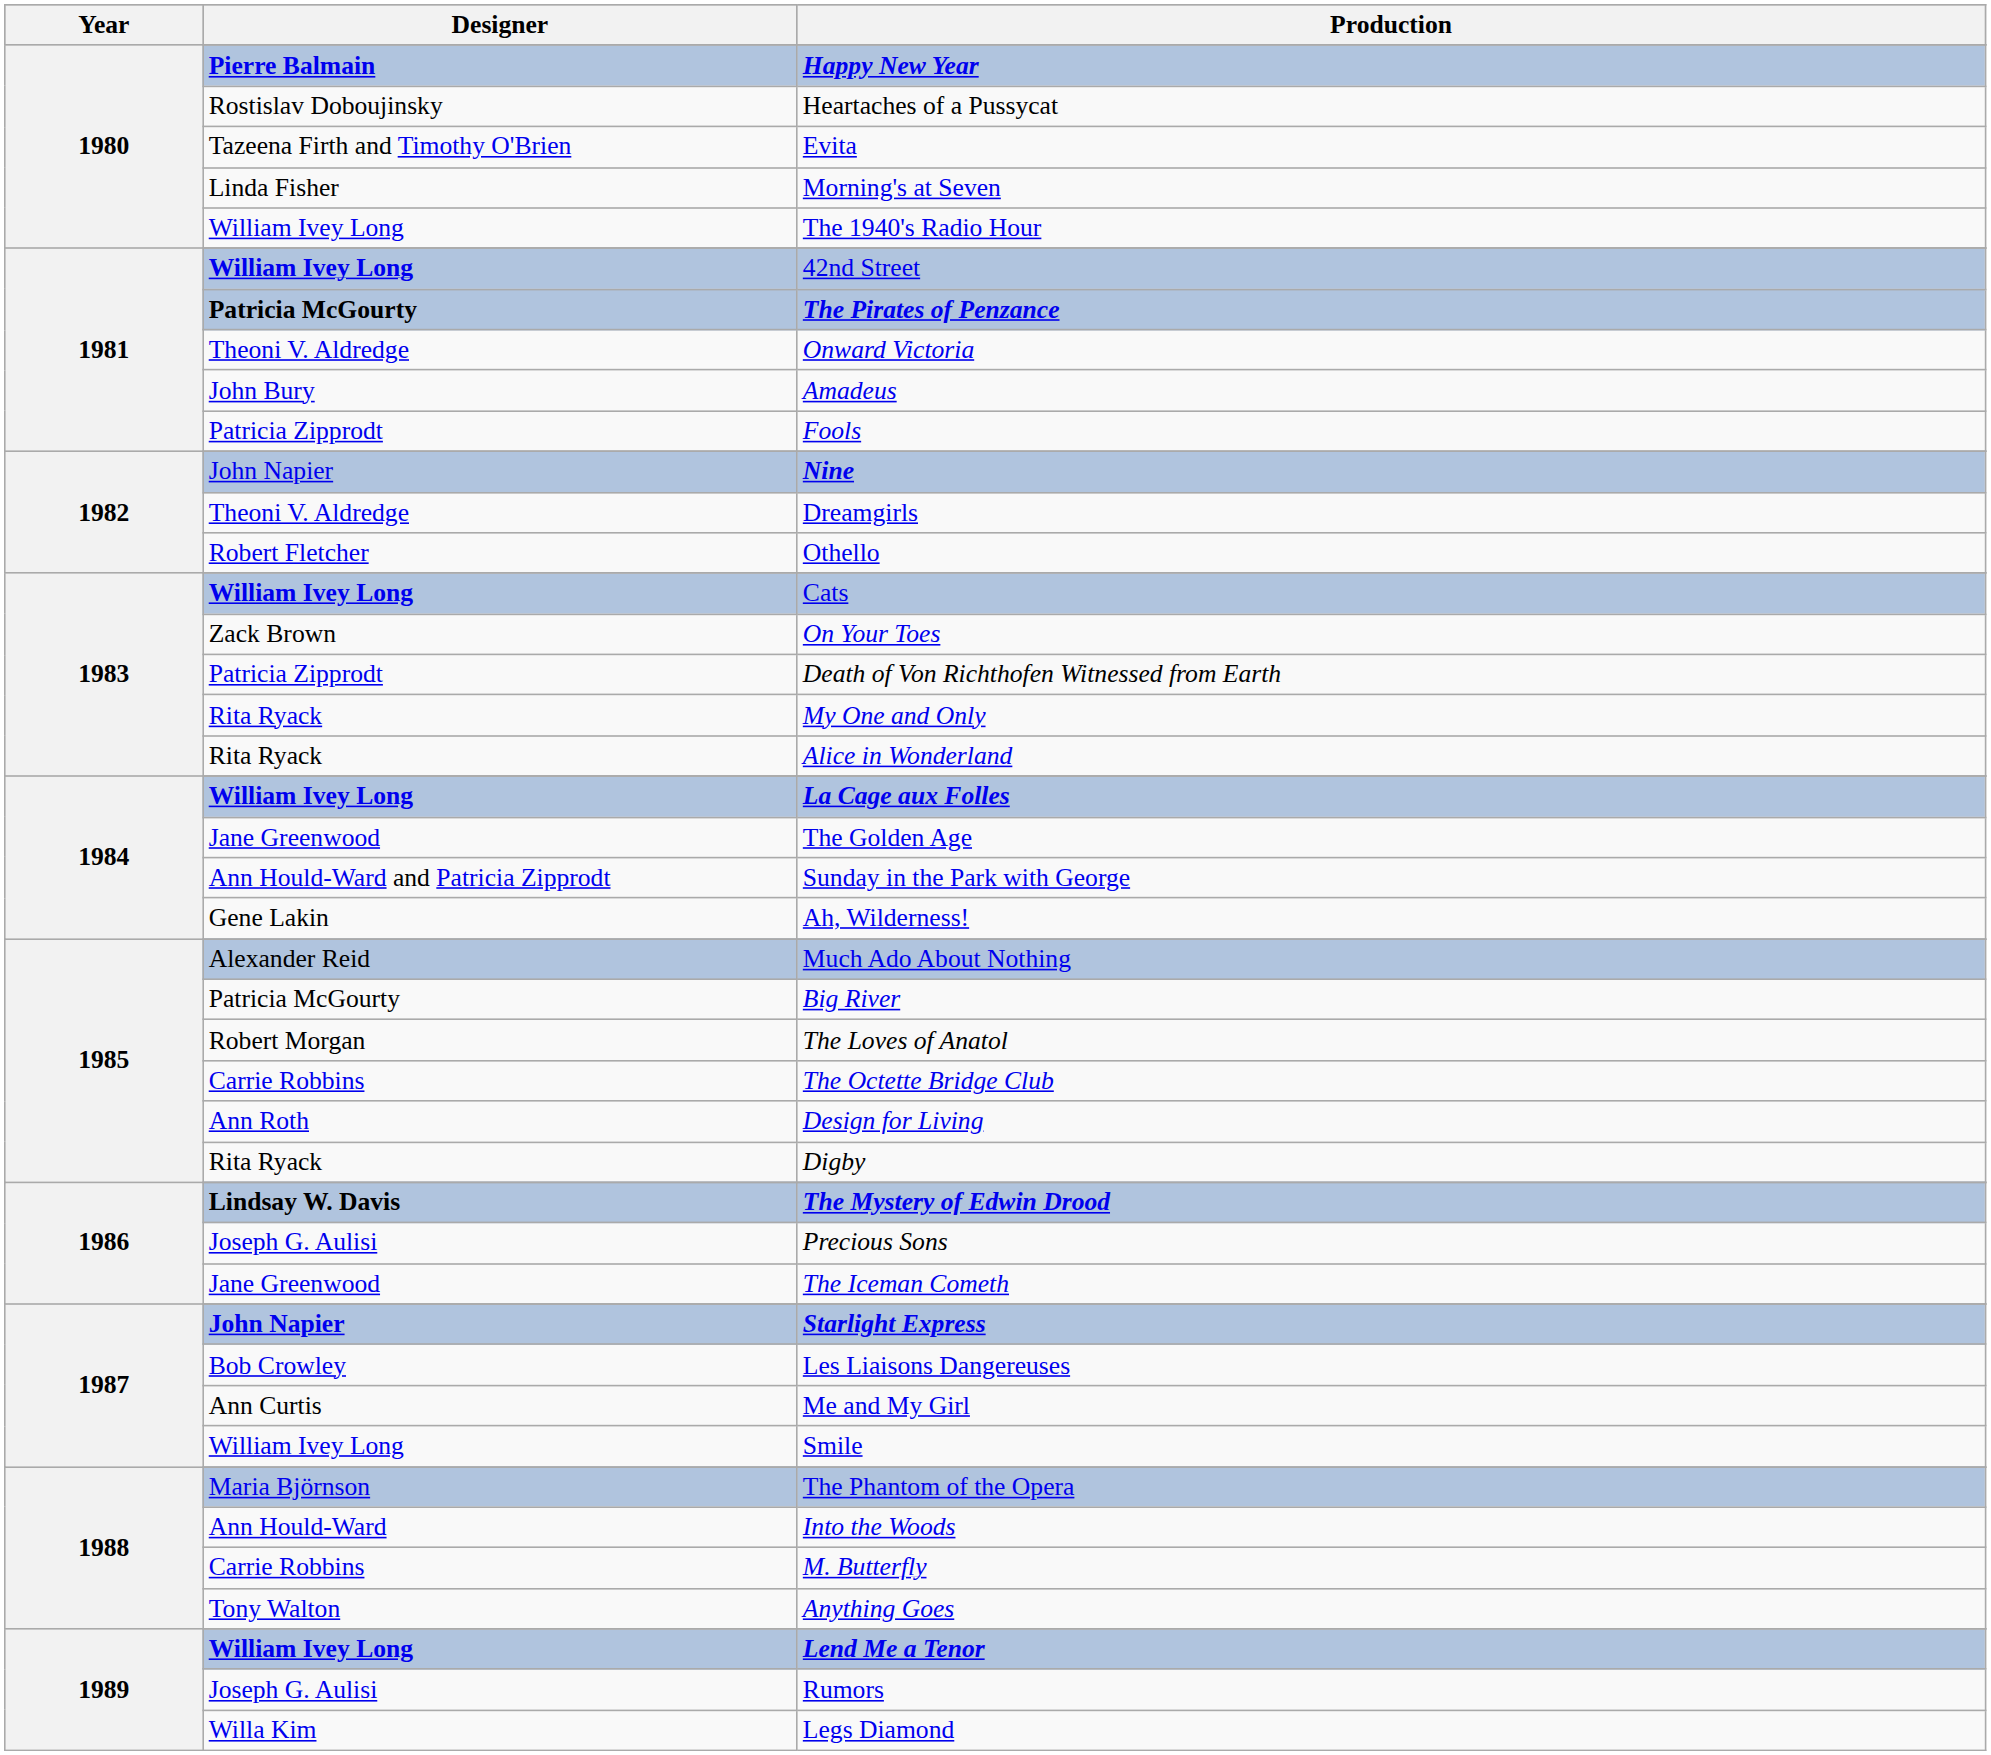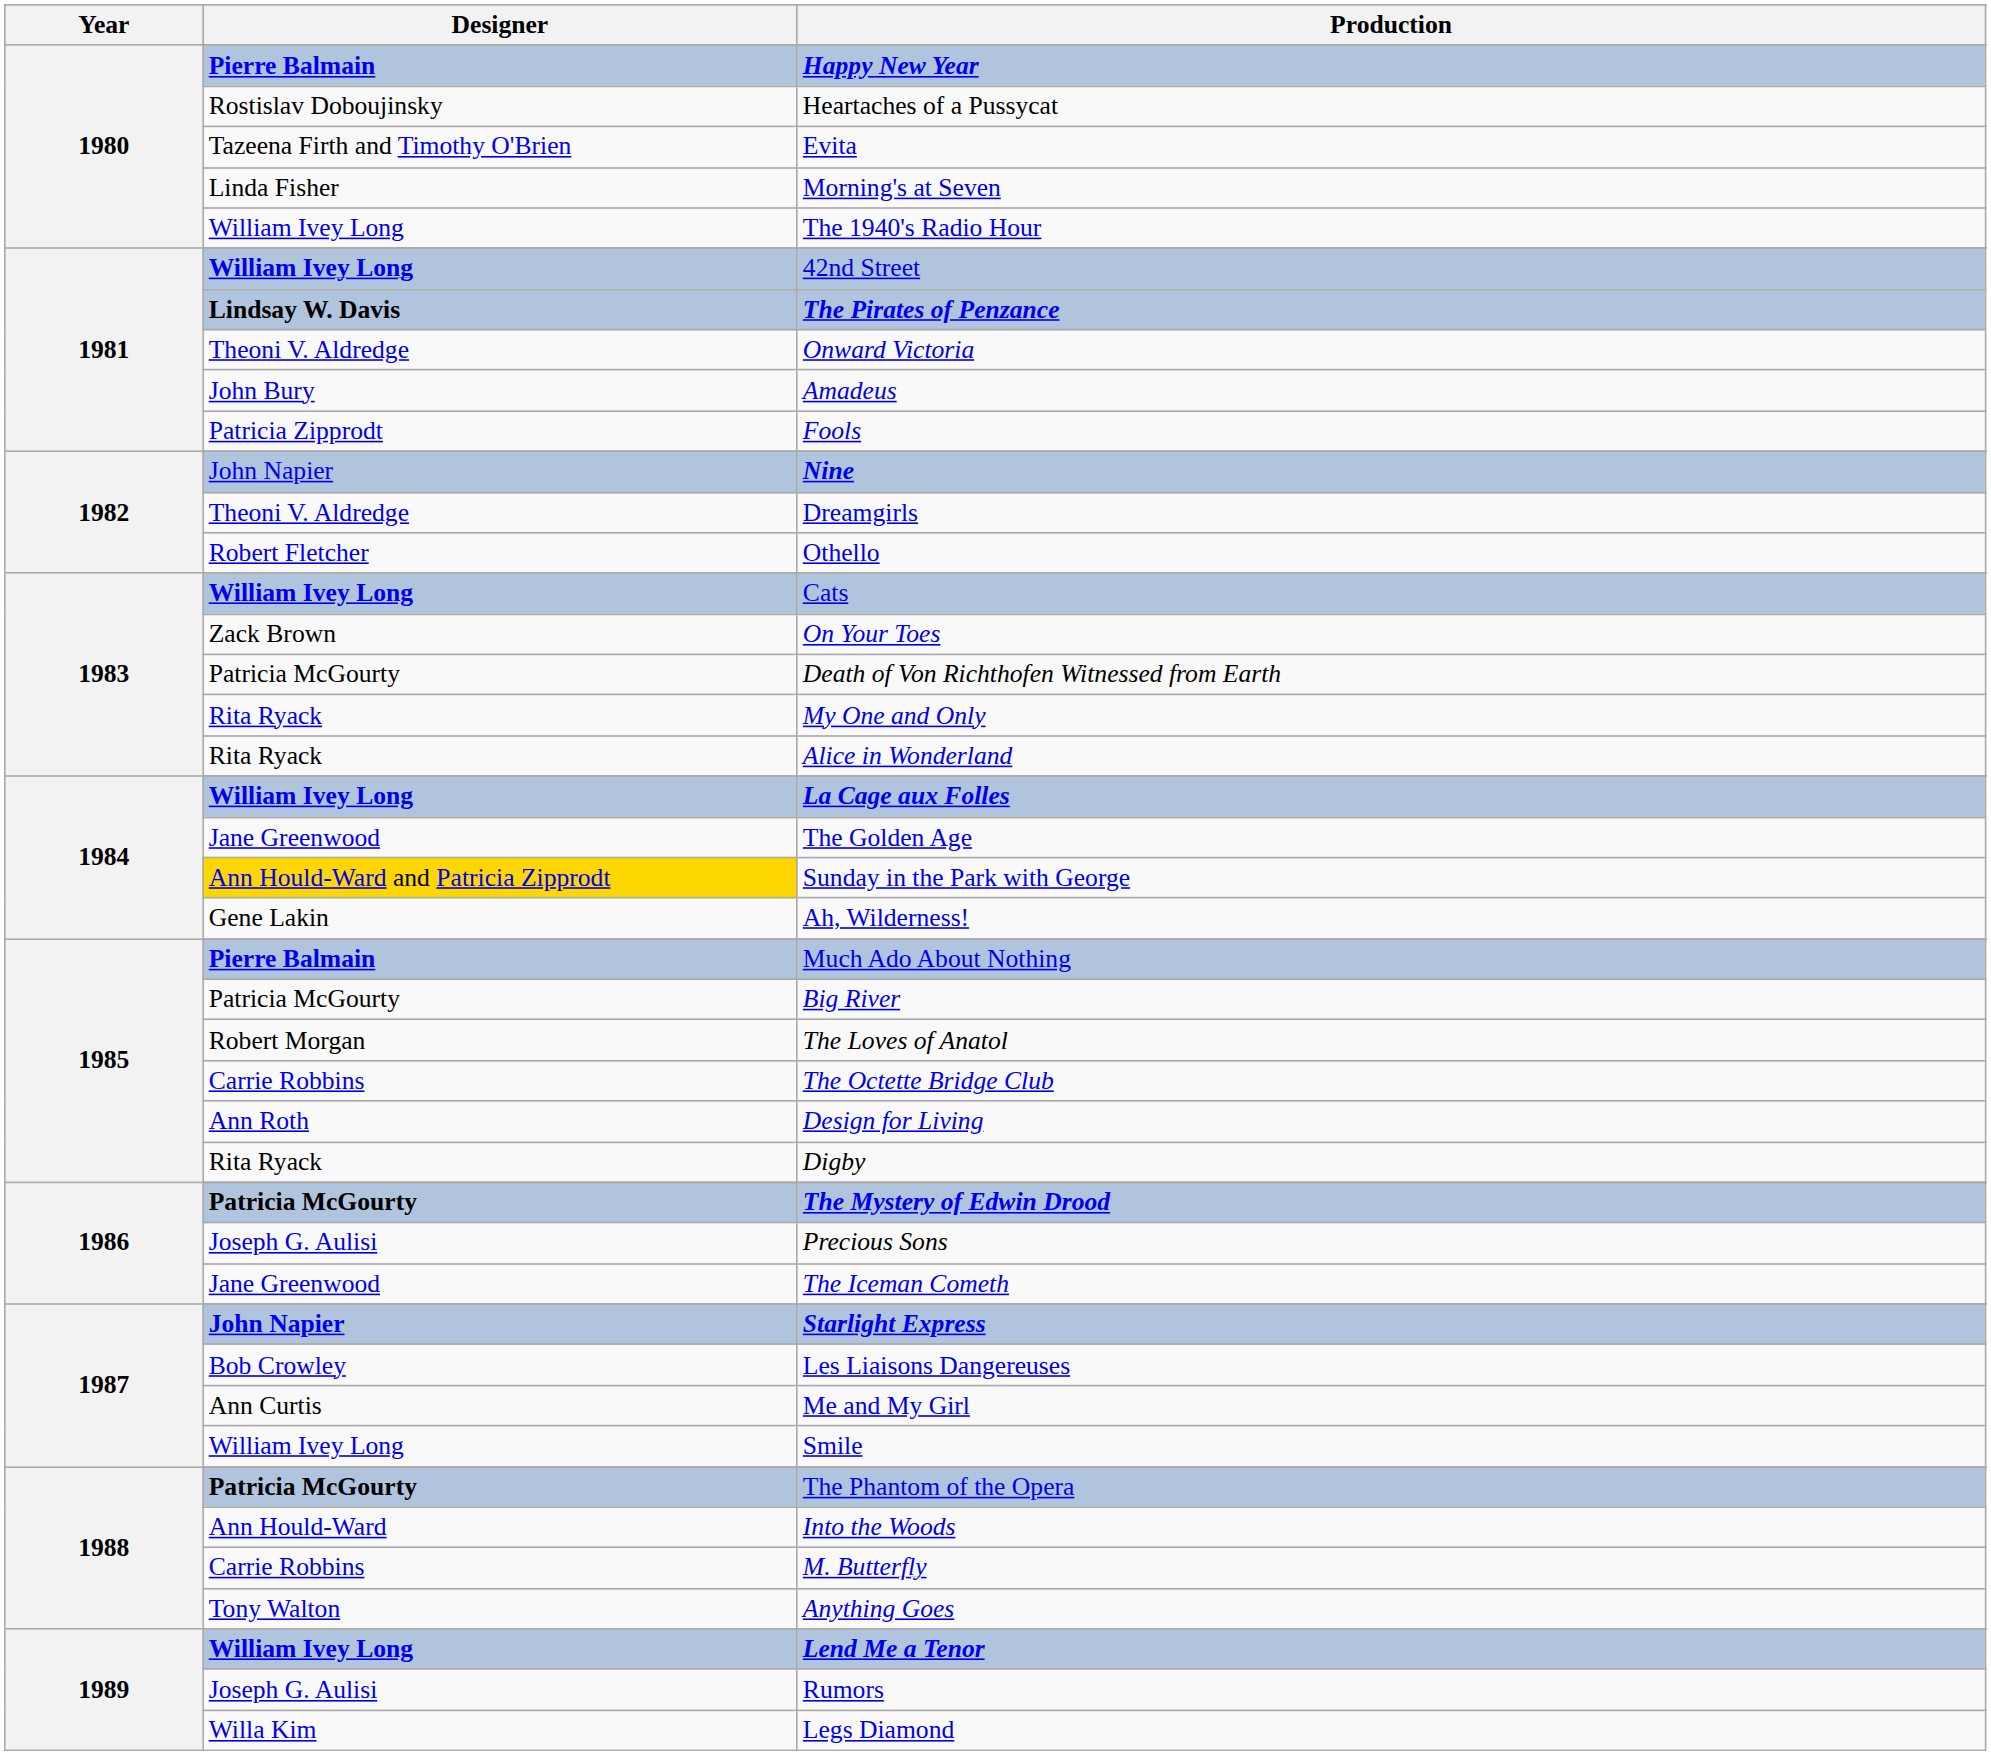(313, 308) Patricia McGourty -> (304, 308) Lindsay W. Davis
(296, 674) Patricia Zipprodt -> (304, 674) Patricia McGourty
(410, 877) no background -> (410, 877) gold background
(289, 958) Alexander Reid -> (292, 958) Pierre Balmain
(304, 1202) Lindsay W. Davis -> (313, 1202) Patricia McGourty
(289, 1486) Maria Björnson -> (313, 1486) Patricia McGourty
